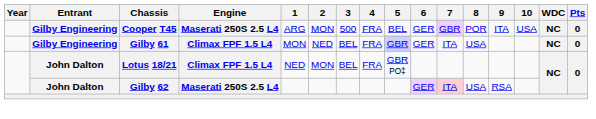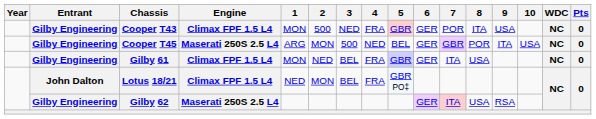+ row: (149, 28)
(372, 28) FRA -> (375, 44) NED
(75, 86) John Dalton -> (75, 102) Gilby Engineering
